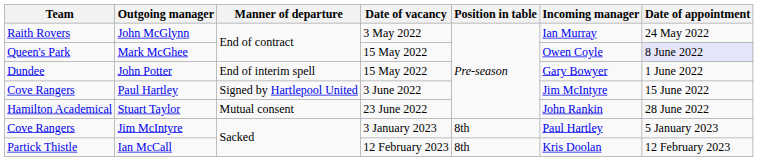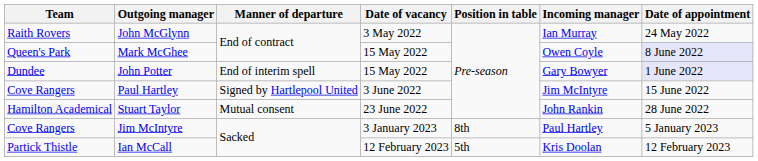(674, 71) no background -> (674, 71) lavender background
(462, 147) 8th -> (462, 147) 5th
